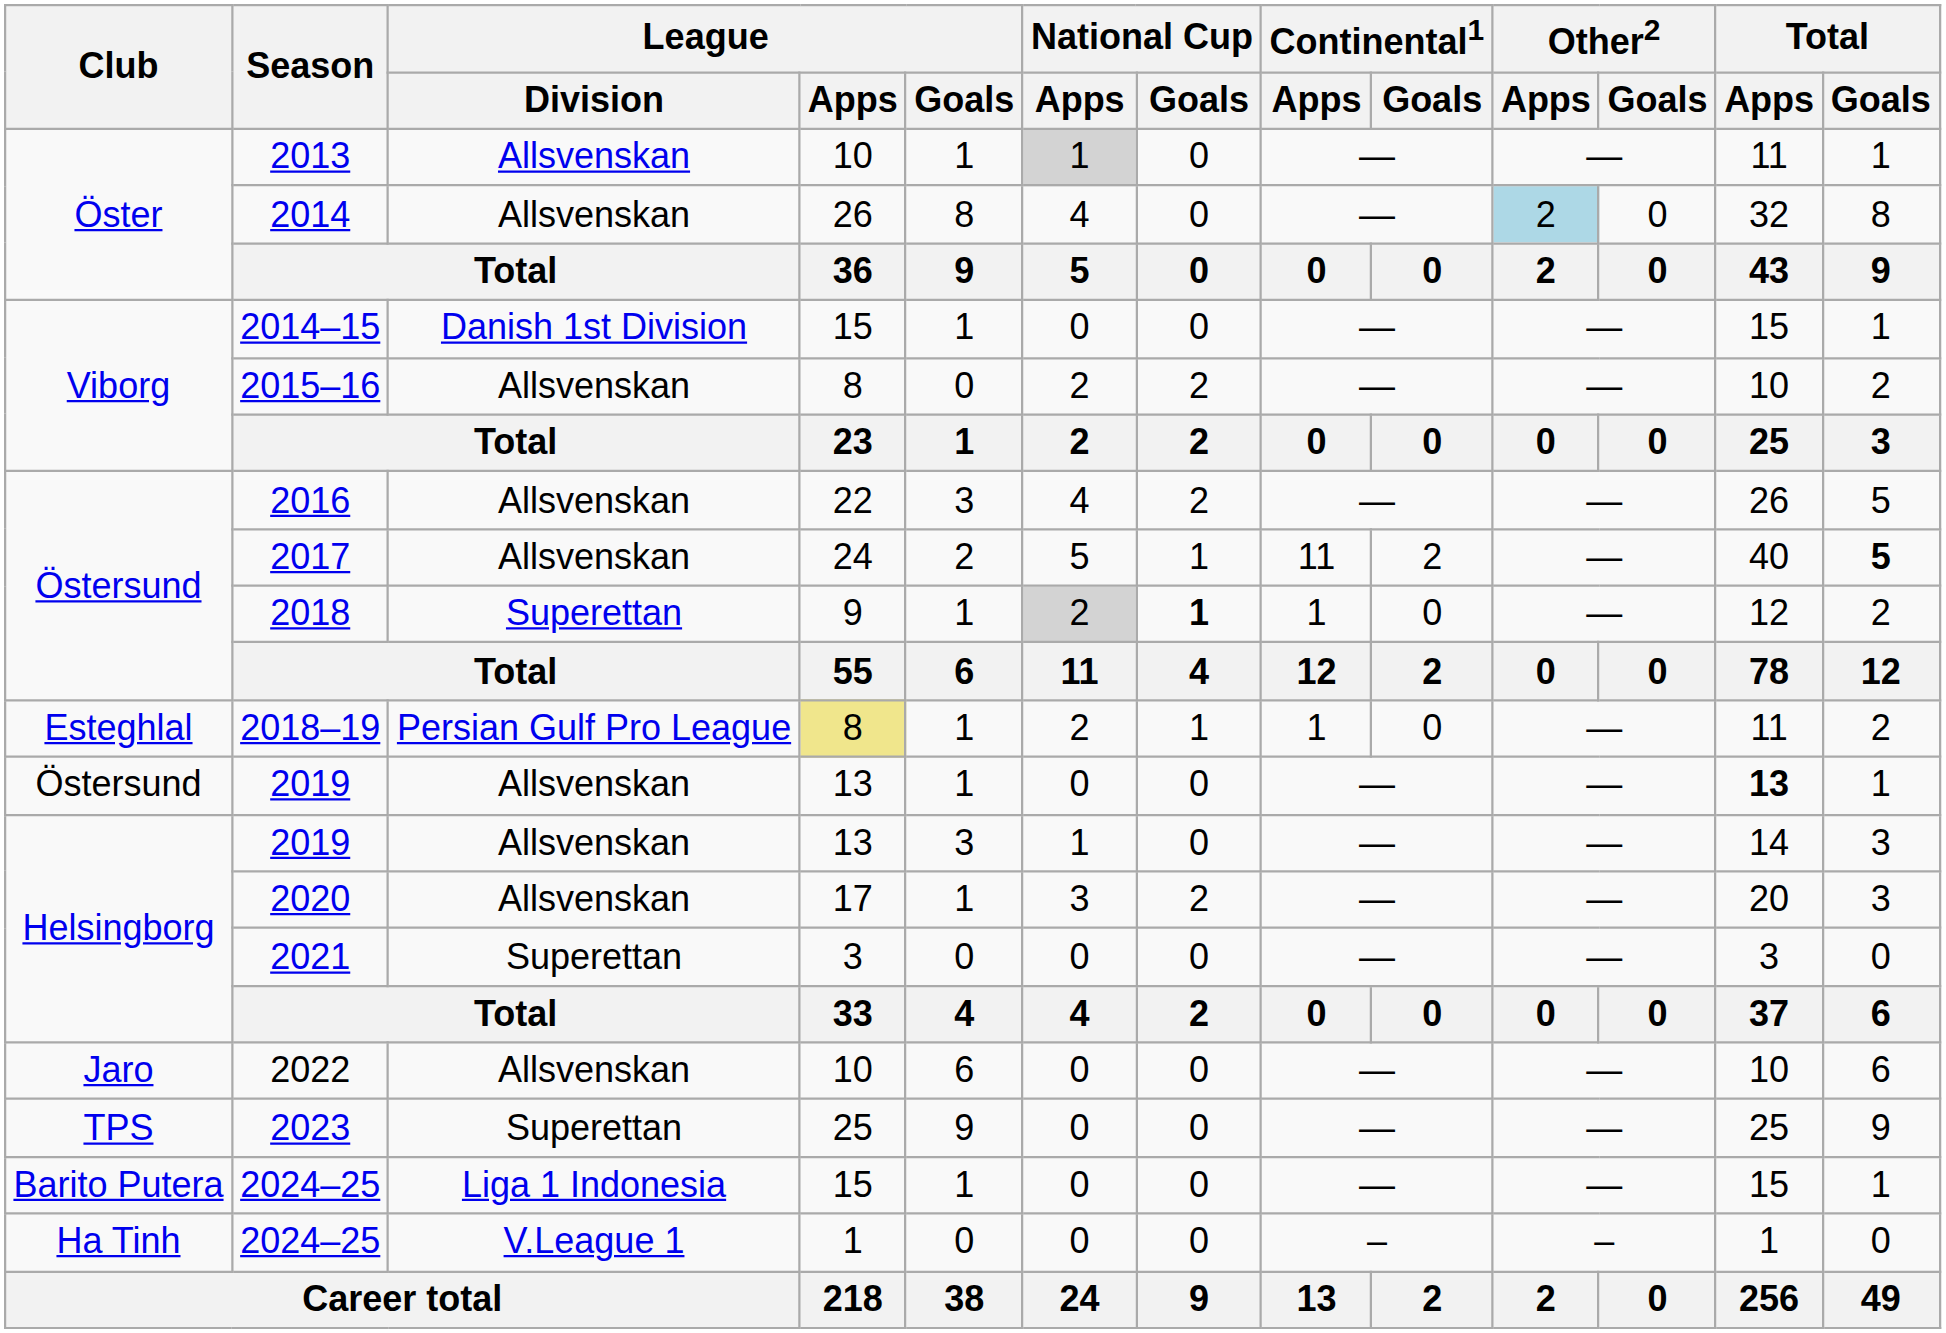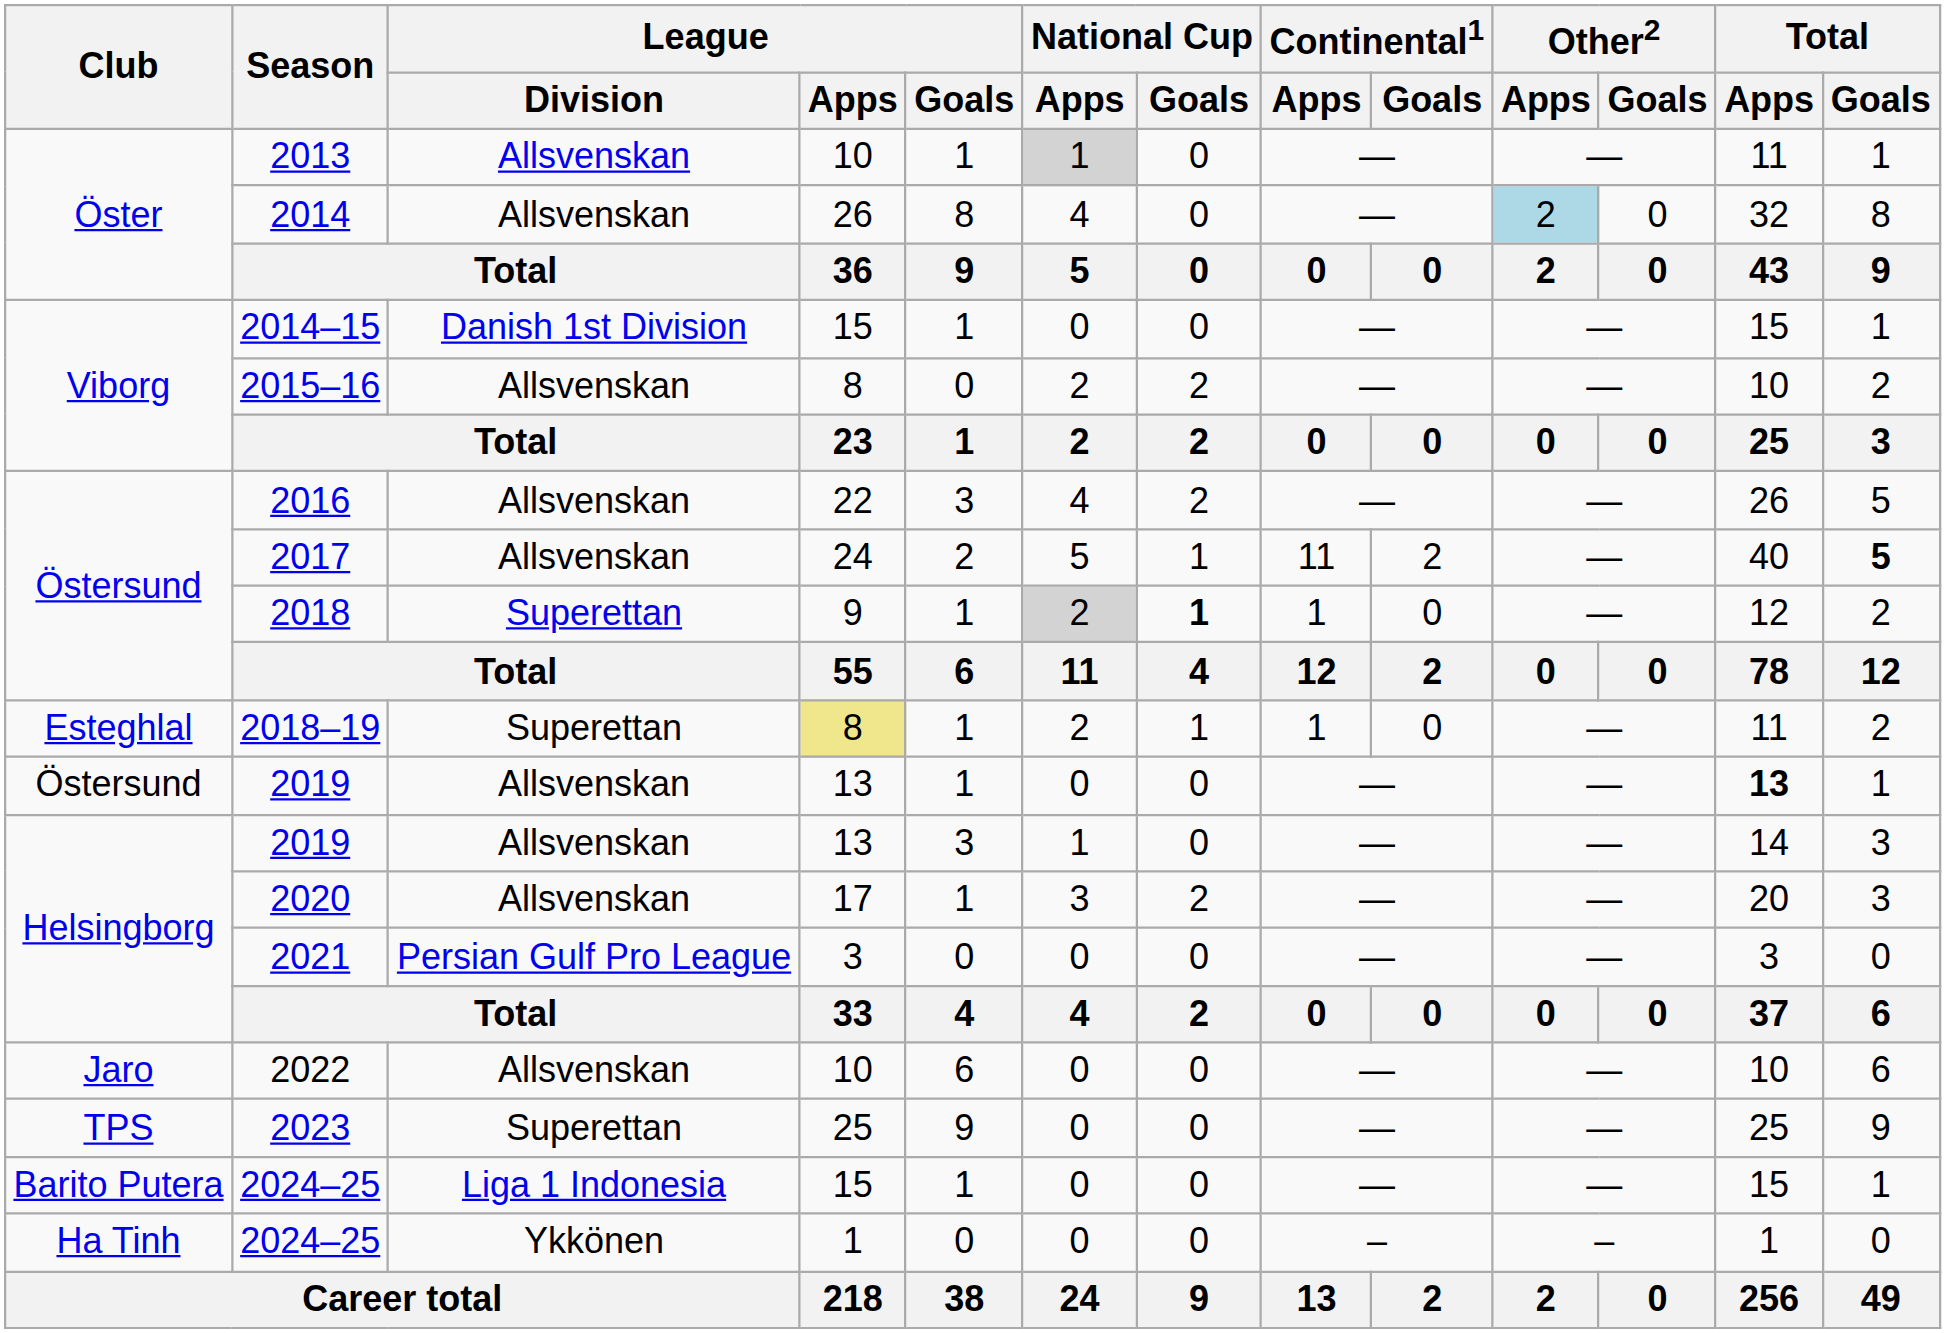(594, 727) Persian Gulf Pro League -> (594, 727) Superettan
(594, 956) Superettan -> (594, 956) Persian Gulf Pro League
(594, 1241) V.League 1 -> (594, 1241) Ykkönen
